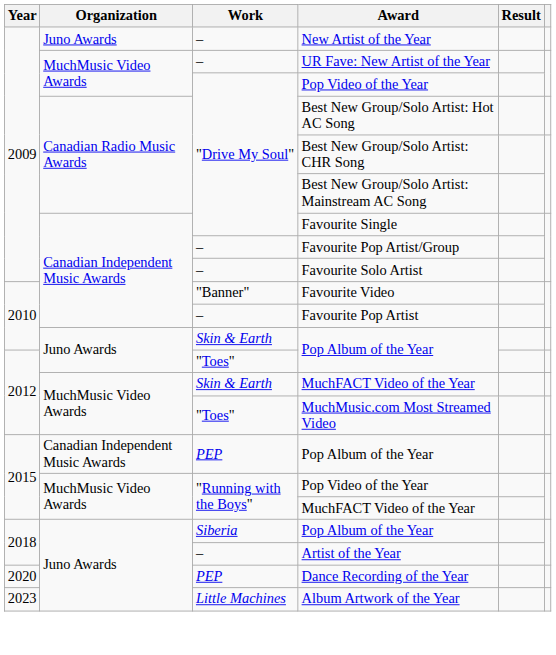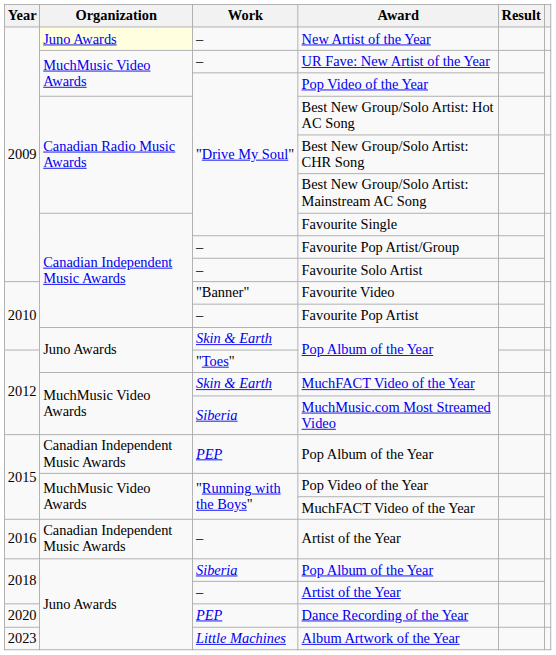(80, 38) no background -> (80, 38) lightyellow background
(215, 415) "Toes" -> (217, 415) Siberia
+ row: (22, 538)
